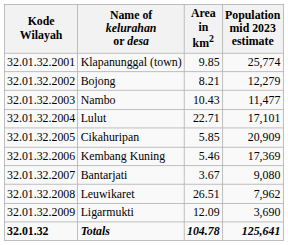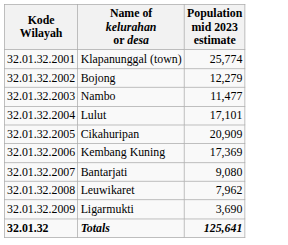- column: (203, 28)
